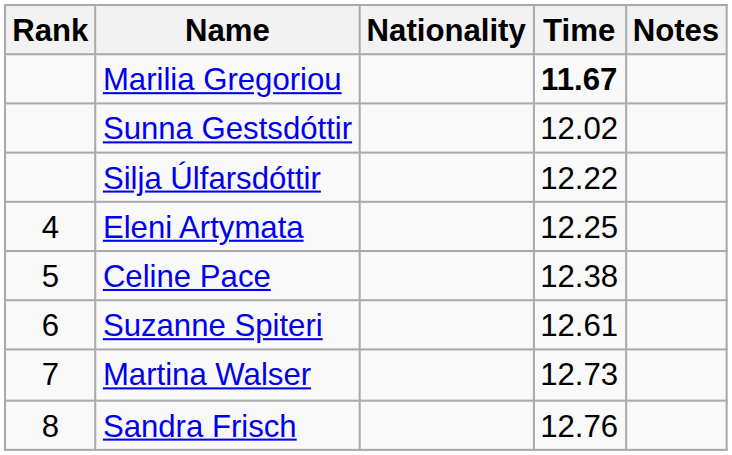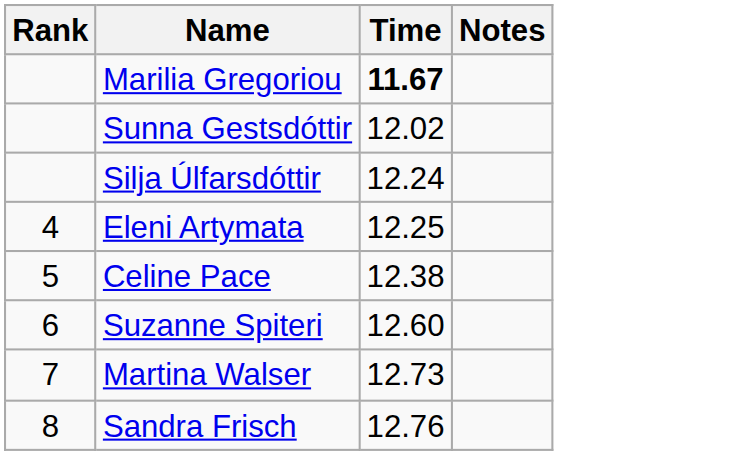- column: (446, 30)
(579, 178) 12.22 -> (406, 178) 12.24
(579, 326) 12.61 -> (406, 326) 12.60
